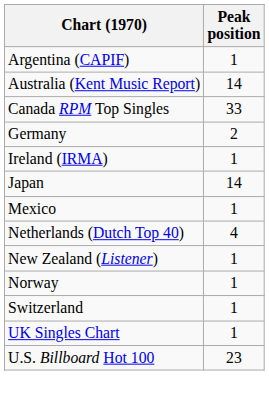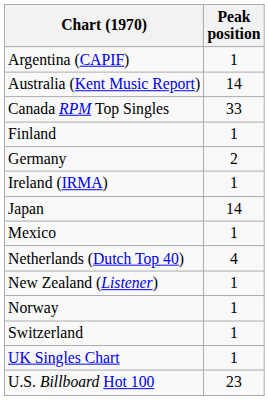+ row: (32, 134)
